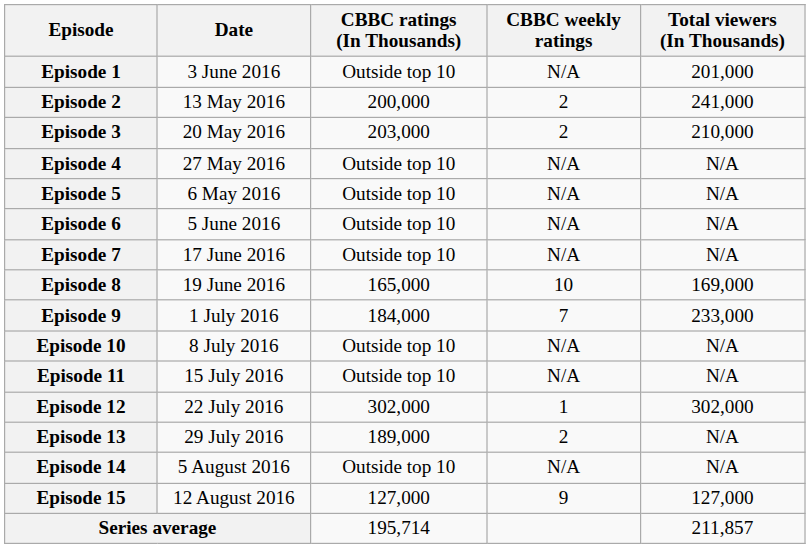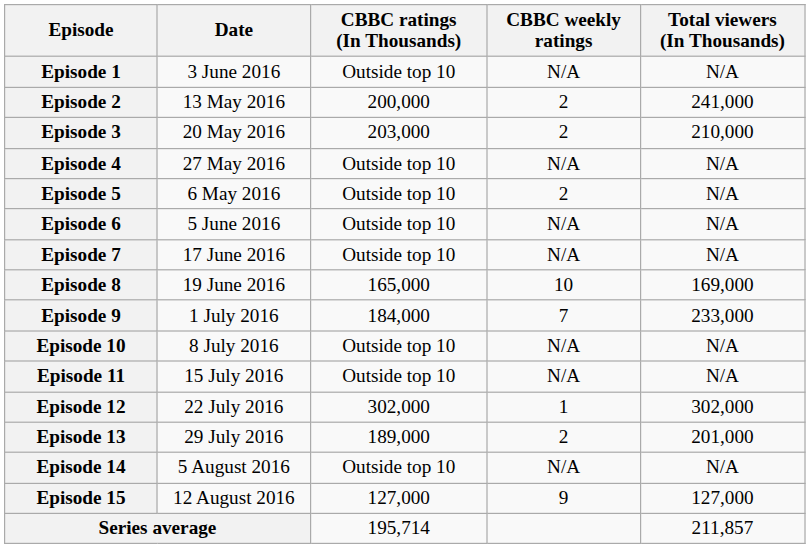(722, 71) 201,000 -> (722, 71) N/A
(564, 193) N/A -> (564, 193) 2
(722, 437) N/A -> (722, 437) 201,000
